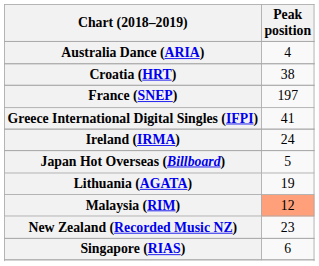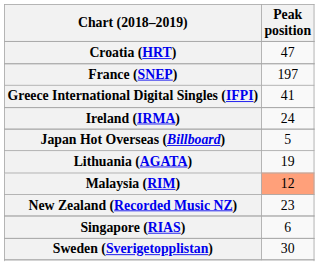- row: (133, 52)
(288, 74) 38 -> (288, 52) 47
+ row: (133, 249)
